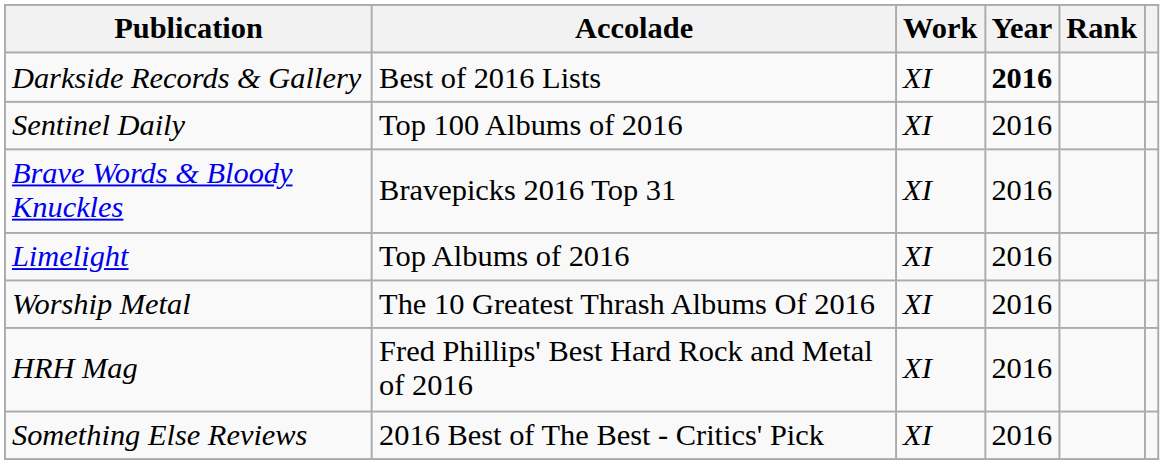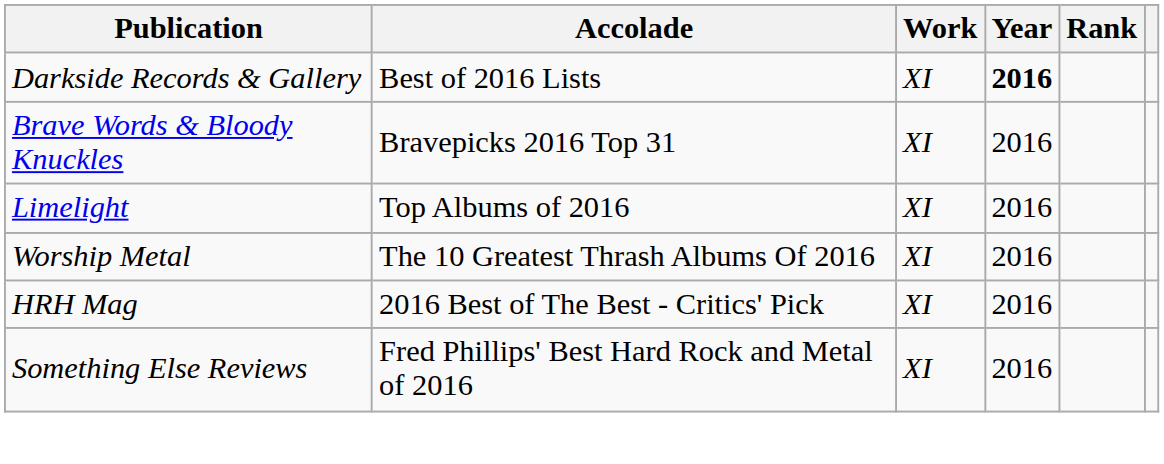- row: (98, 125)
(626, 369) Fred Phillips' Best Hard Rock and Metal of 2016 -> (602, 303) 2016 Best of The Best - Critics' Pick
(602, 434) 2016 Best of The Best - Critics' Pick -> (626, 369) Fred Phillips' Best Hard Rock and Metal of 2016
